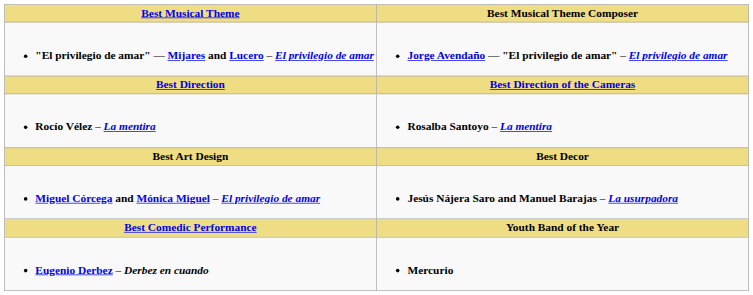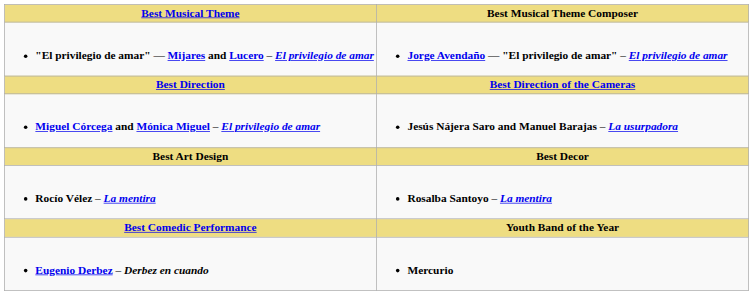rows swapped: (190, 199) <-> (190, 127)
